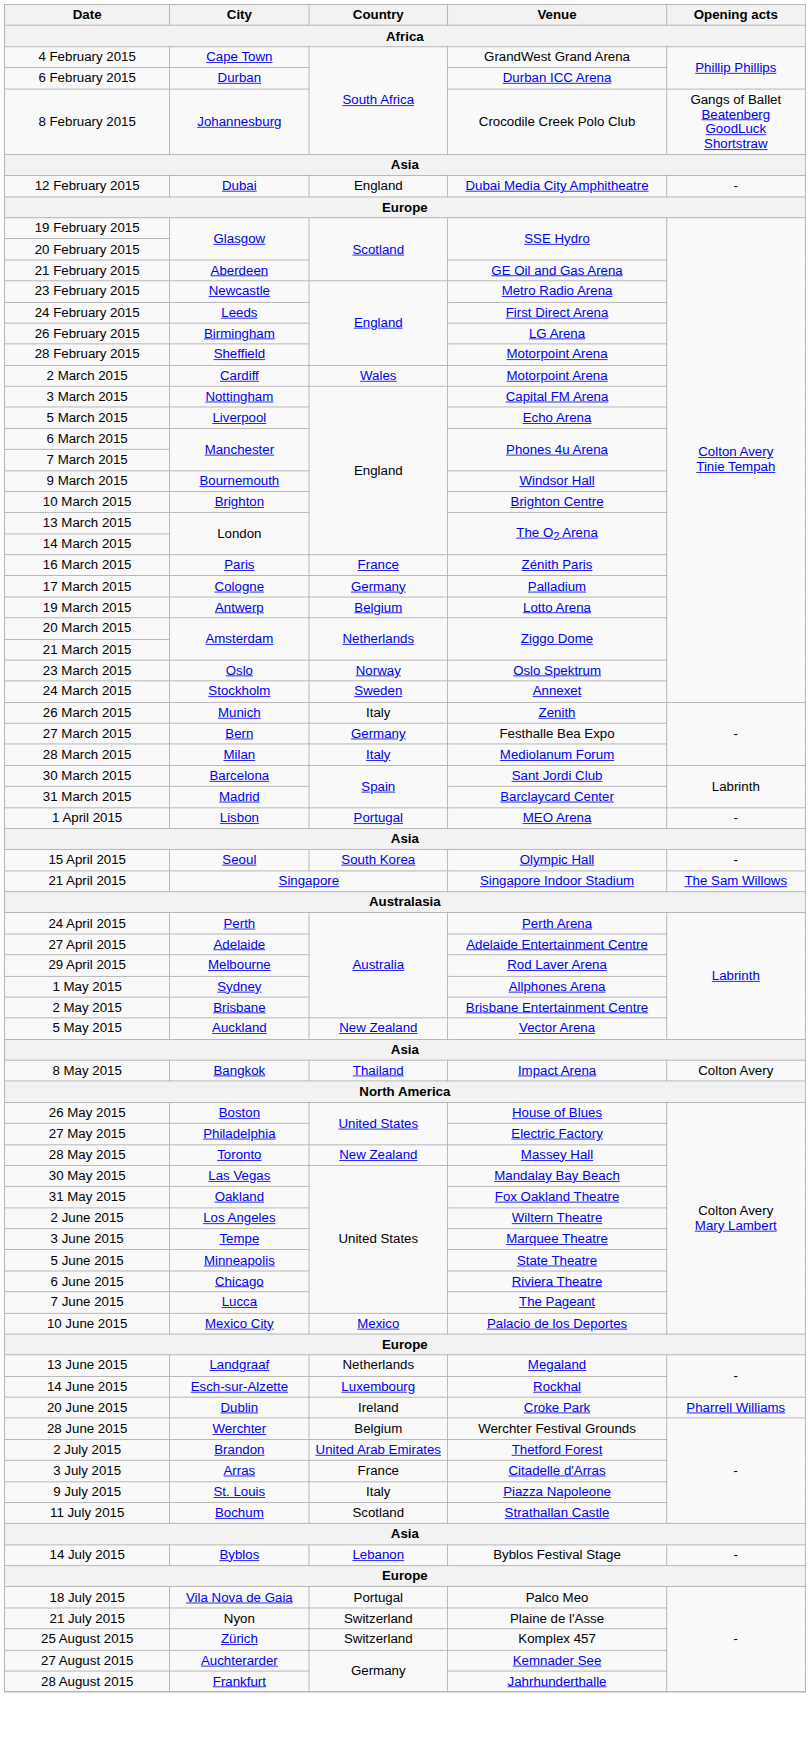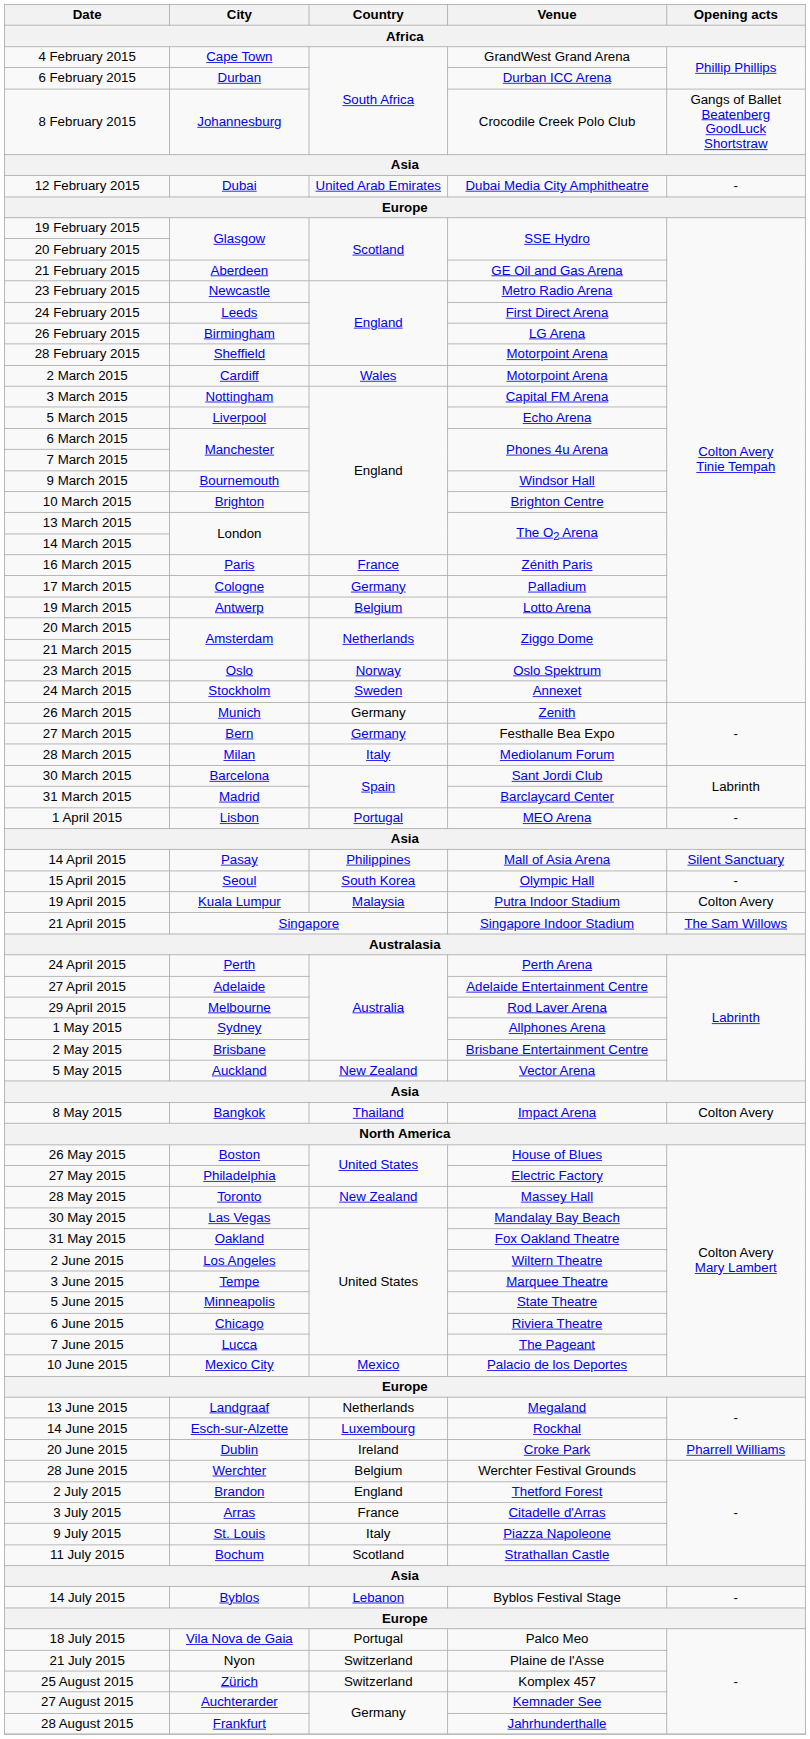(378, 186) England -> (378, 186) United Arab Emirates
(378, 712) Italy -> (378, 712) Germany
+ row: (87, 860)
+ row: (87, 902)
(378, 1449) United Arab Emirates -> (378, 1492) England
